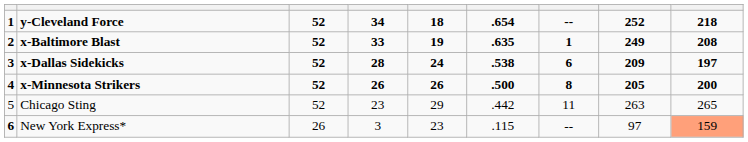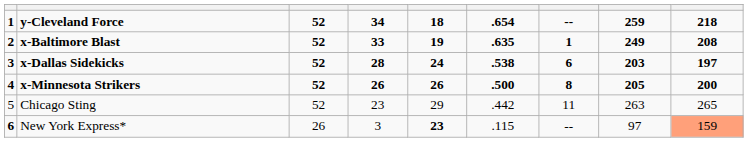(635, 21) 252 -> (635, 21) 259
(635, 63) 209 -> (635, 63) 203
(437, 126) normal -> (437, 126) bold
